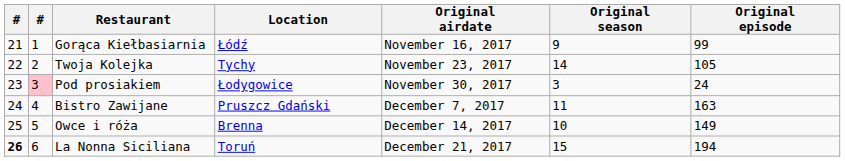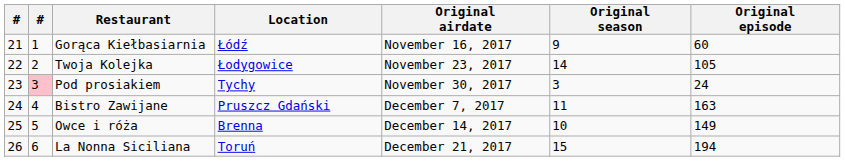(701, 44) 99 -> (701, 44) 60
(236, 65) Tychy -> (255, 65) Łodygowice
(255, 85) Łodygowice -> (236, 85) Tychy
(15, 146) bold -> (15, 146) normal
